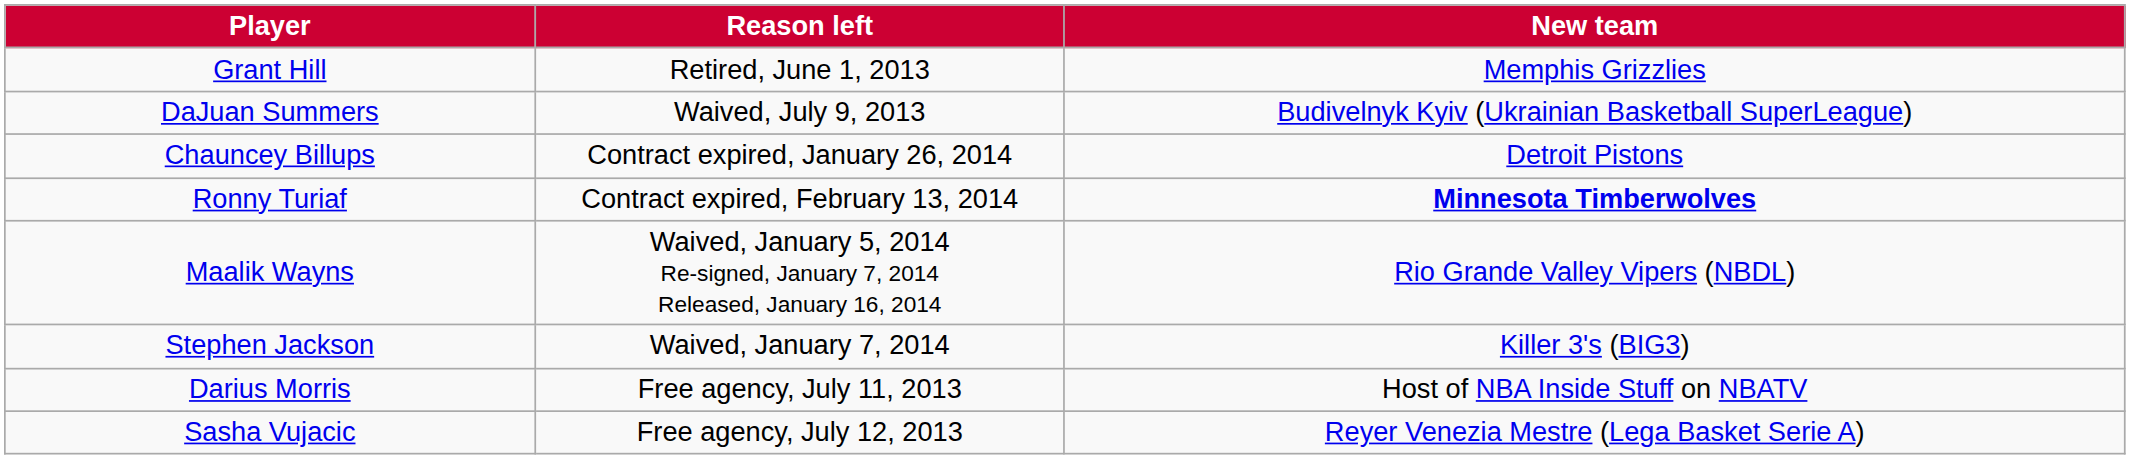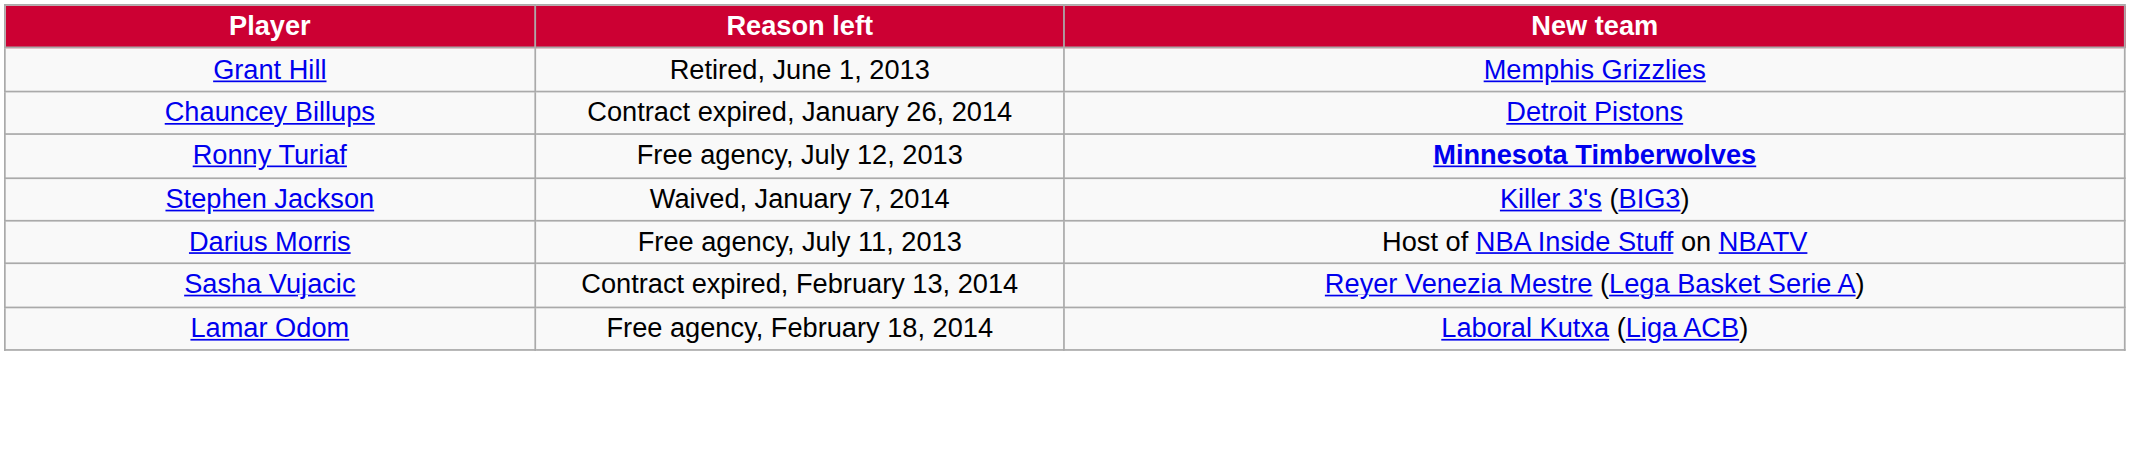- row: (270, 112)
(800, 198) Contract expired, February 13, 2014 -> (800, 155) Free agency, July 12, 2013
- row: (270, 272)
(800, 432) Free agency, July 12, 2013 -> (800, 284) Contract expired, February 13, 2014
+ row: (270, 328)
